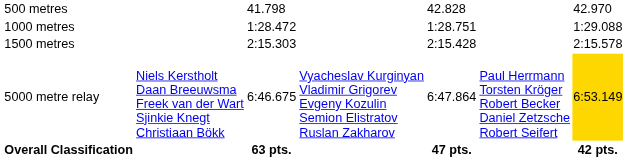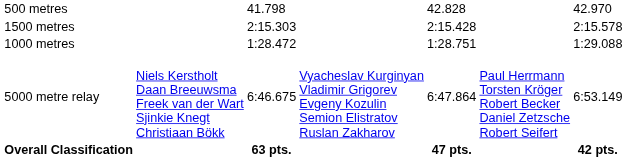rows swapped: (40, 26) <-> (40, 44)
(598, 97) gold background -> (598, 97) no background
